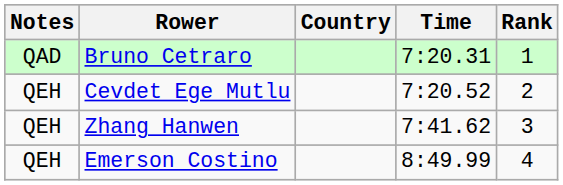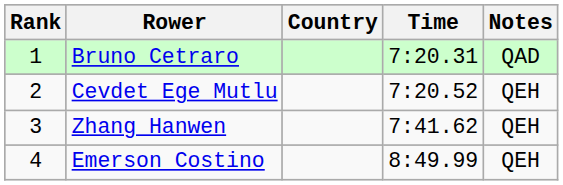columns swapped: (527, 22) <-> (42, 22)
